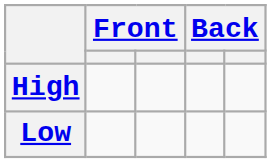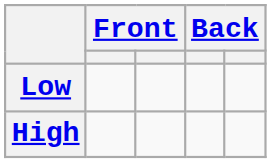rows swapped: (46, 87) <-> (46, 133)
